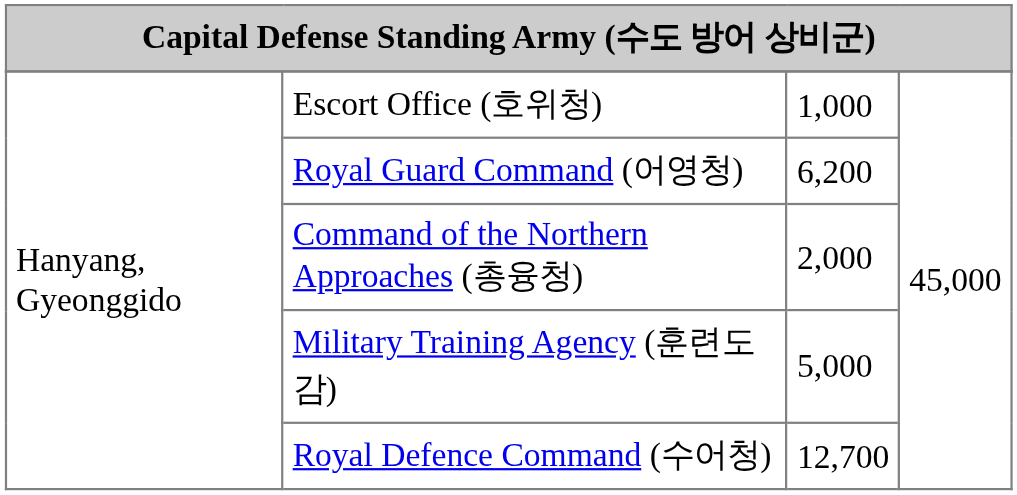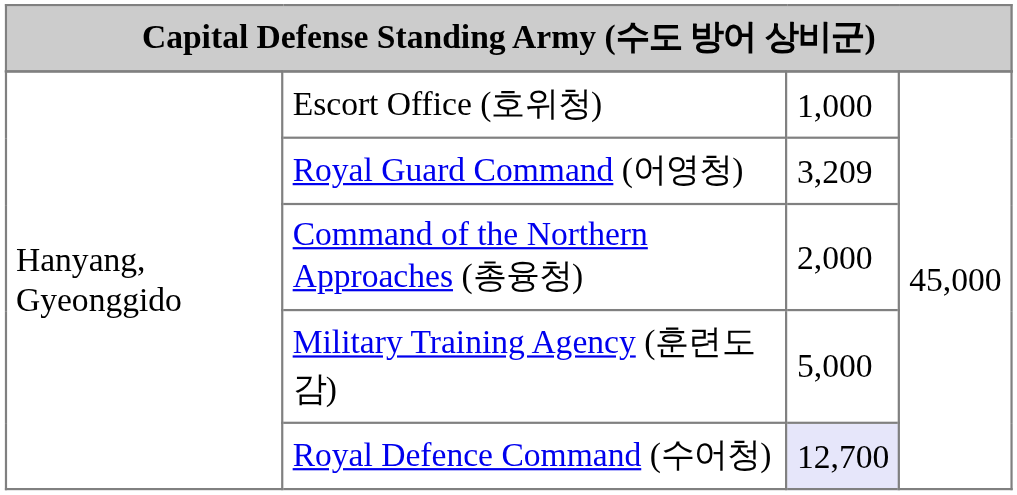(835, 170) 6,200 -> (835, 170) 3,209
(843, 455) no background -> (843, 455) lavender background
